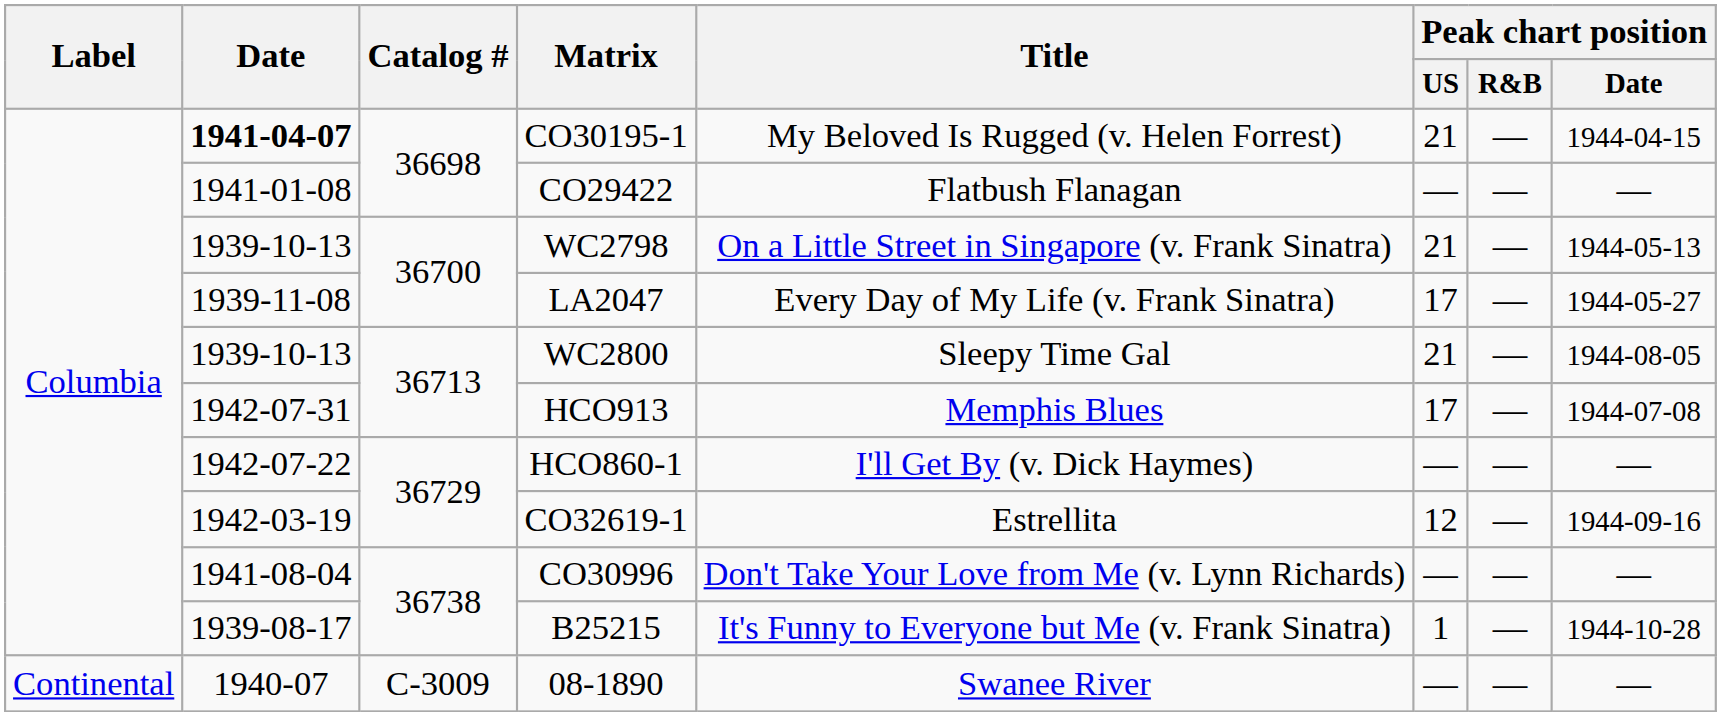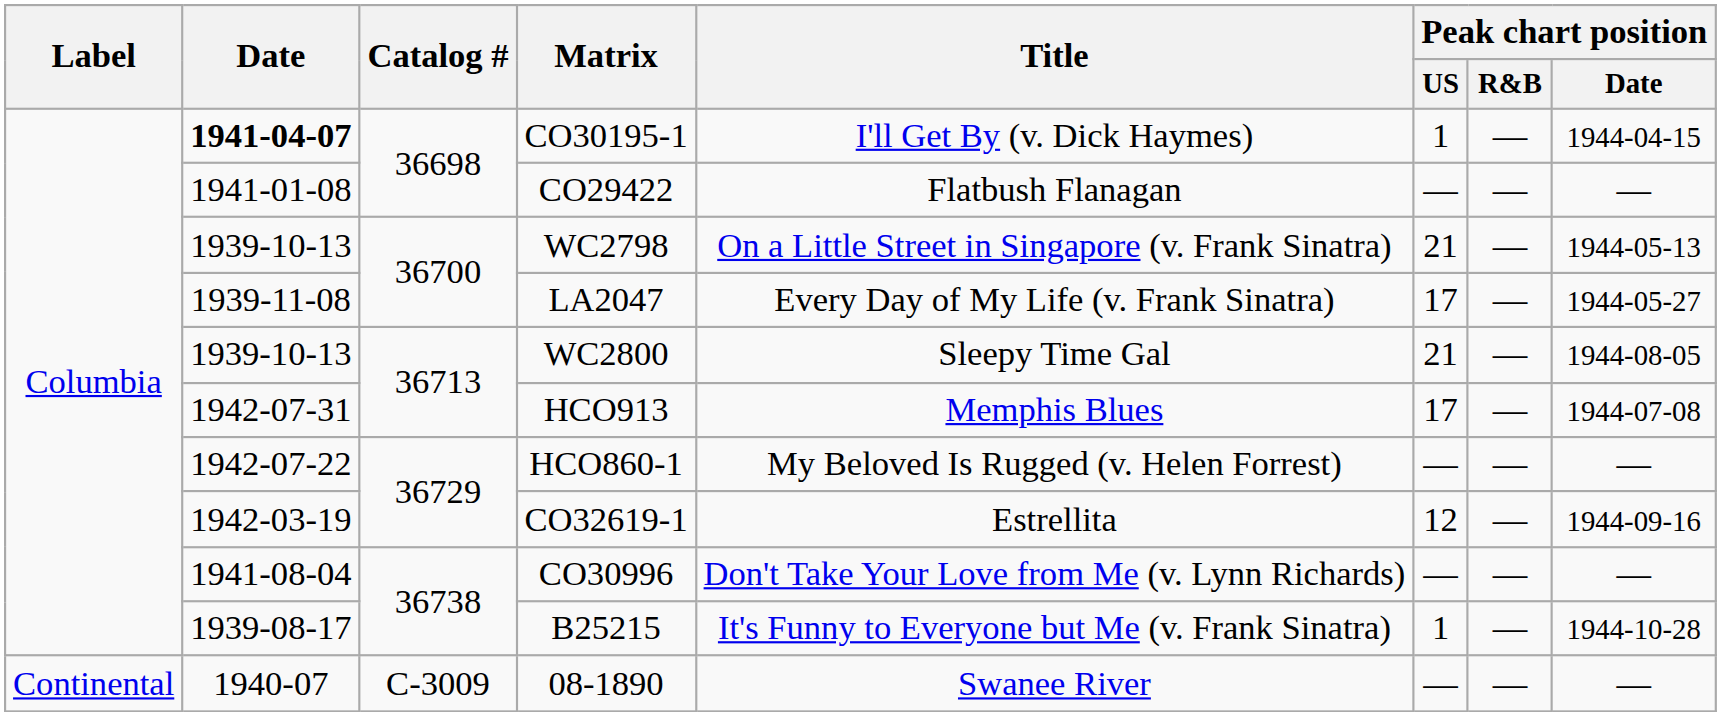(1054, 134) My Beloved Is Rugged (v. Helen Forrest) -> (1054, 134) I'll Get By (v. Dick Haymes)
(1441, 134) 21 -> (1441, 134) 1
(1054, 463) I'll Get By (v. Dick Haymes) -> (1054, 463) My Beloved Is Rugged (v. Helen Forrest)
